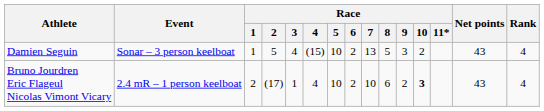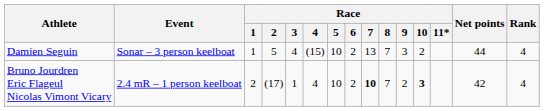(387, 51) 5 -> (387, 51) 7
(480, 51) 43 -> (480, 51) 44
(370, 83) normal -> (370, 83) bold
(387, 83) 6 -> (387, 83) 7
(480, 83) 43 -> (480, 83) 42
